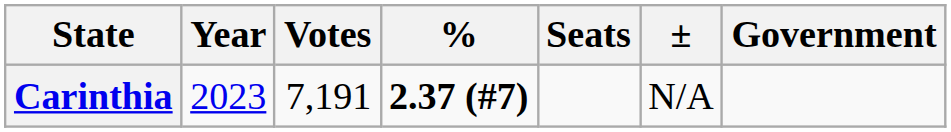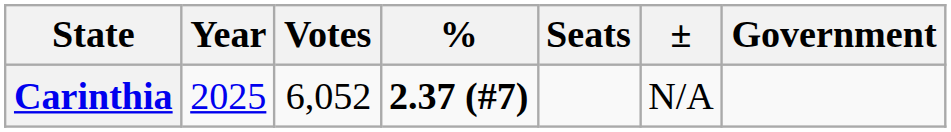(228, 95) 2023 -> (228, 95) 2025
(329, 95) 7,191 -> (329, 95) 6,052
